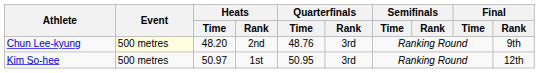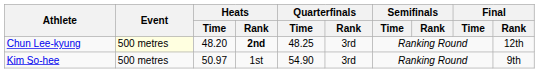(256, 45) normal -> (256, 45) bold
(301, 45) 48.76 -> (301, 45) 48.25
(514, 45) 9th -> (514, 45) 12th
(301, 60) 50.95 -> (301, 60) 54.90
(514, 60) 12th -> (514, 60) 9th
